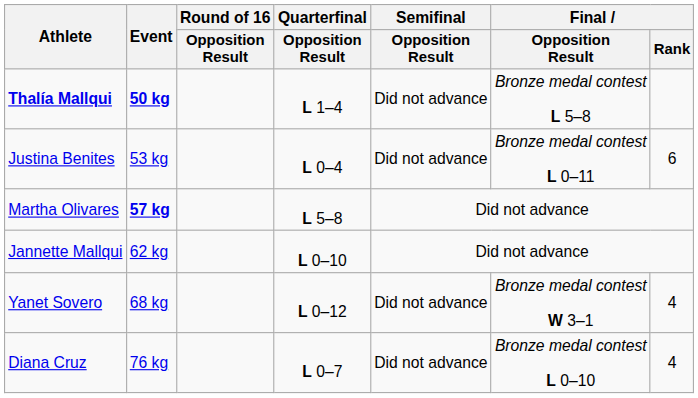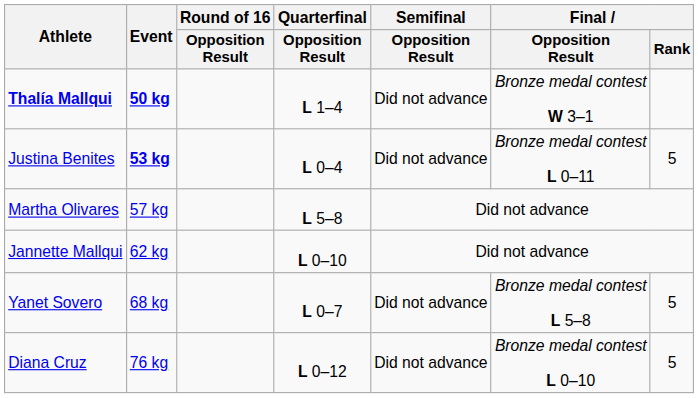(571, 99) Bronze medal contest L 5–8 -> (571, 99) Bronze medal contest W 3–1
(149, 159) normal -> (150, 159) bold
(672, 159) 6 -> (672, 159) 5
(150, 210) bold -> (149, 210) normal
(322, 312) L 0–12 -> (322, 312) L 0–7
(571, 303) Bronze medal contest W 3–1 -> (571, 303) Bronze medal contest L 5–8
(672, 303) 4 -> (672, 303) 5
(322, 372) L 0–7 -> (322, 372) L 0–12
(672, 363) 4 -> (672, 363) 5
